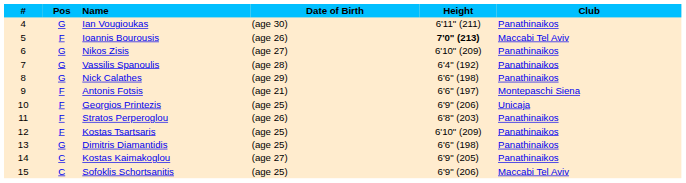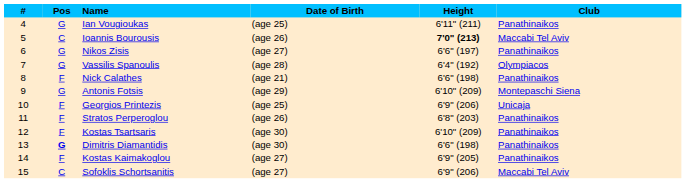(270, 24) (age 30) -> (270, 24) (age 25)
(62, 38) F -> (62, 38) C
(458, 51) 6'10" (209) -> (458, 51) 6'6" (197)
(528, 64) Panathinaikos -> (523, 64) Olympiacos
(62, 78) G -> (62, 78) F
(270, 78) (age 29) -> (270, 78) (age 21)
(62, 91) F -> (62, 91) G
(270, 91) (age 21) -> (270, 91) (age 29)
(458, 91) 6'6" (197) -> (458, 91) 6'10" (209)
(270, 131) (age 25) -> (270, 131) (age 30)
(62, 145) normal -> (62, 145) bold
(270, 145) (age 25) -> (270, 145) (age 30)
(62, 158) C -> (62, 158) F
(270, 172) (age 25) -> (270, 172) (age 27)
